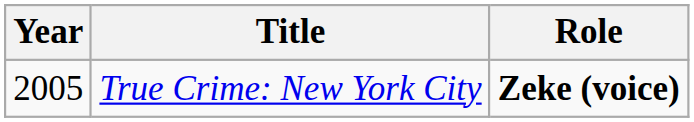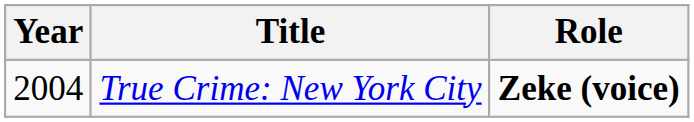(48, 87) 2005 -> (48, 87) 2004
